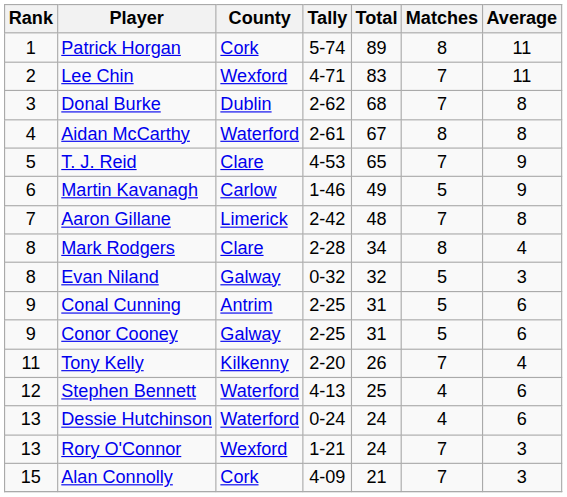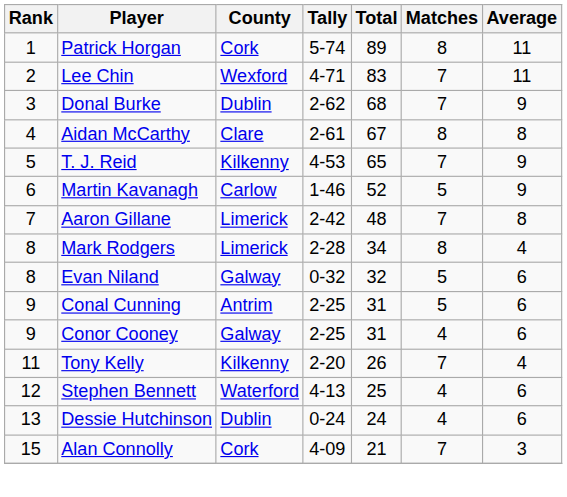(522, 104) 8 -> (522, 104) 9
(260, 133) Waterford -> (242, 133) Clare
(242, 162) Clare -> (255, 162) Kilkenny
(377, 190) 49 -> (377, 190) 52
(242, 248) Clare -> (254, 248) Limerick
(522, 276) 3 -> (522, 276) 6
(442, 334) 5 -> (442, 334) 4
(260, 420) Waterford -> (246, 420) Dublin
- row: (121, 448)
